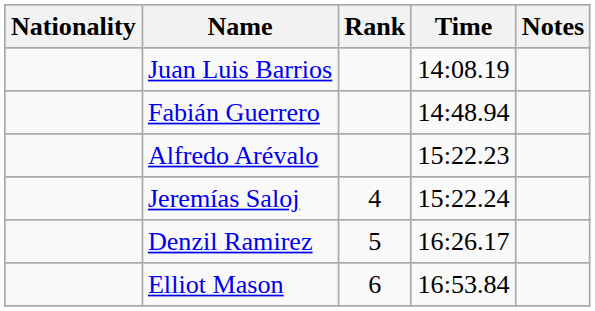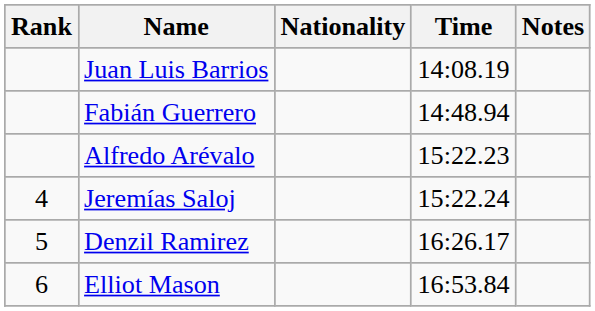columns swapped: (375, 26) <-> (73, 26)
